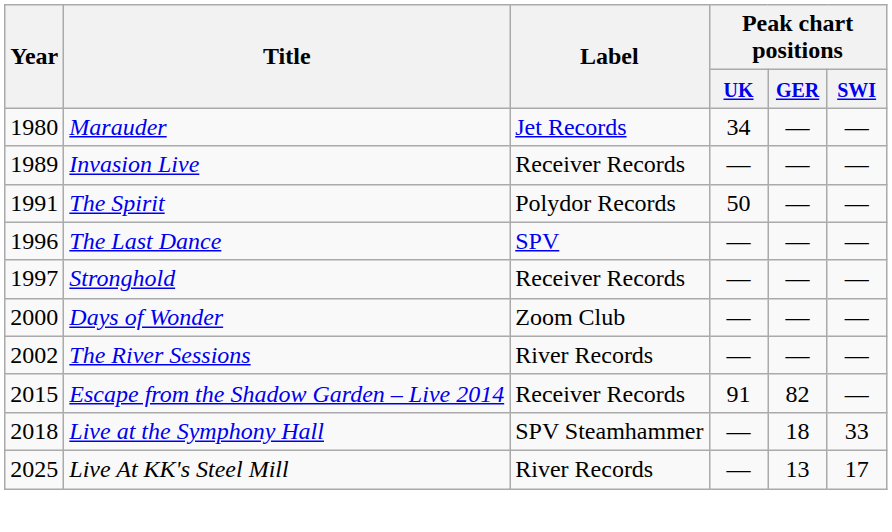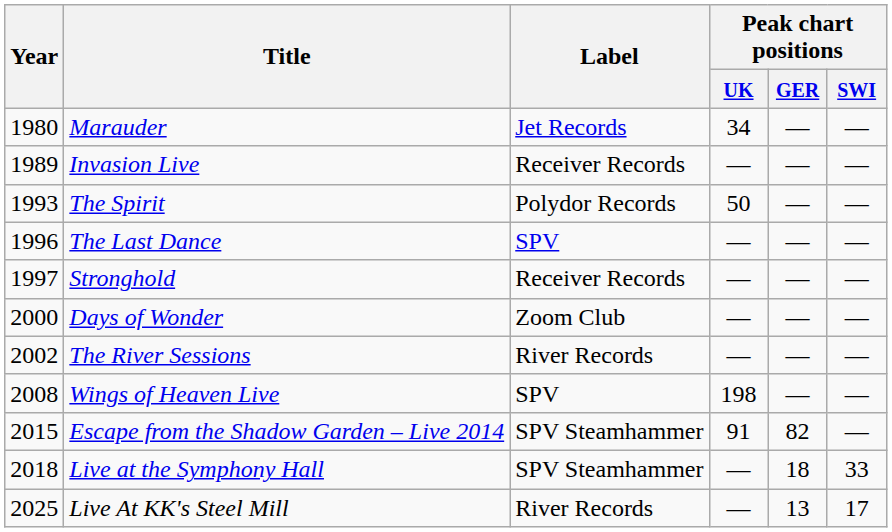(34, 202) 1991 -> (34, 202) 1993
+ row: (174, 393)
(600, 393) Receiver Records -> (609, 431) SPV Steamhammer
